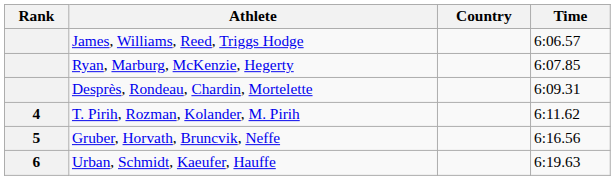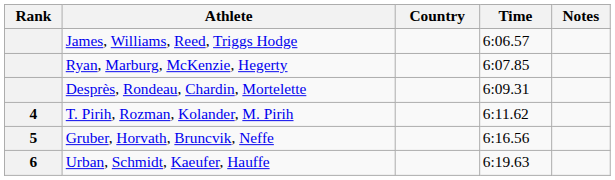+ column: (581, 16)
